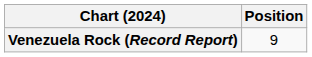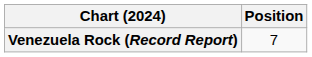(274, 39) 9 -> (274, 39) 7
